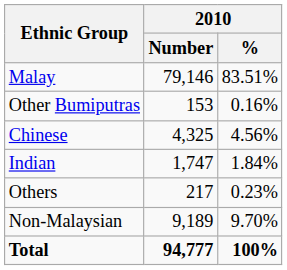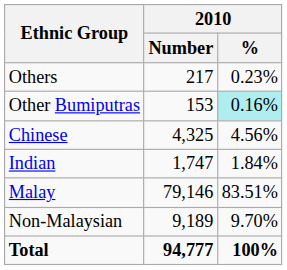rows swapped: (32, 76) <-> (33, 192)
(254, 105) no background -> (254, 105) paleturquoise background
